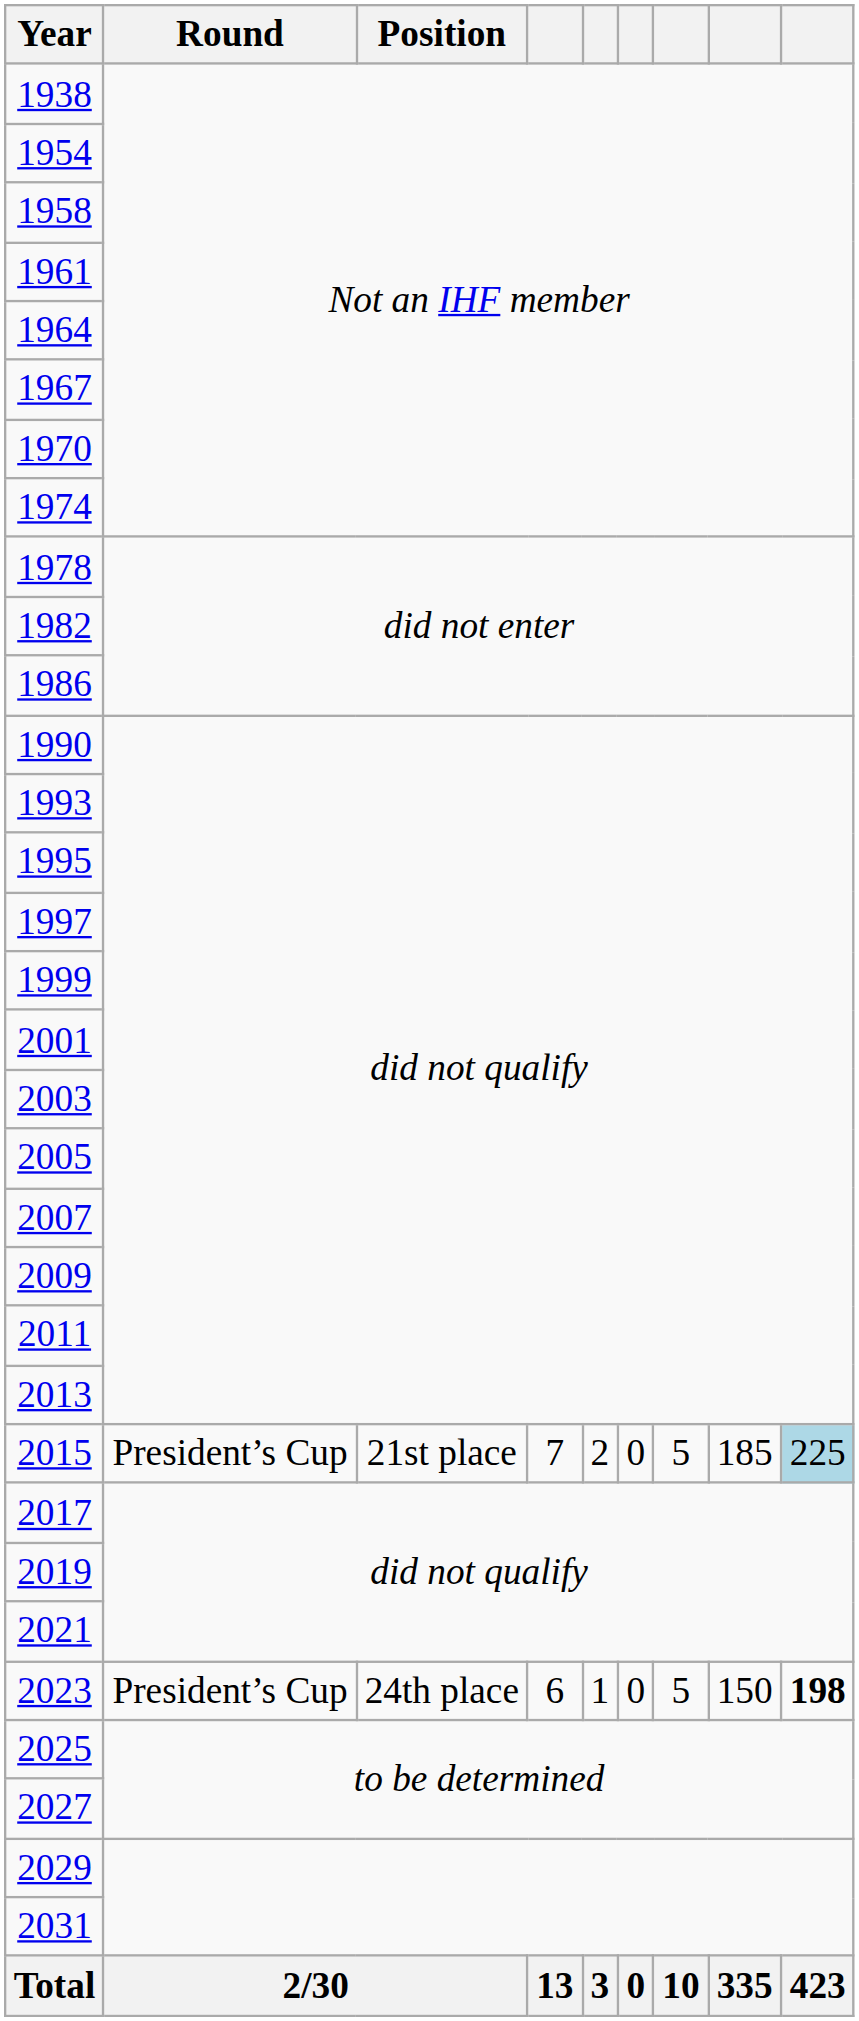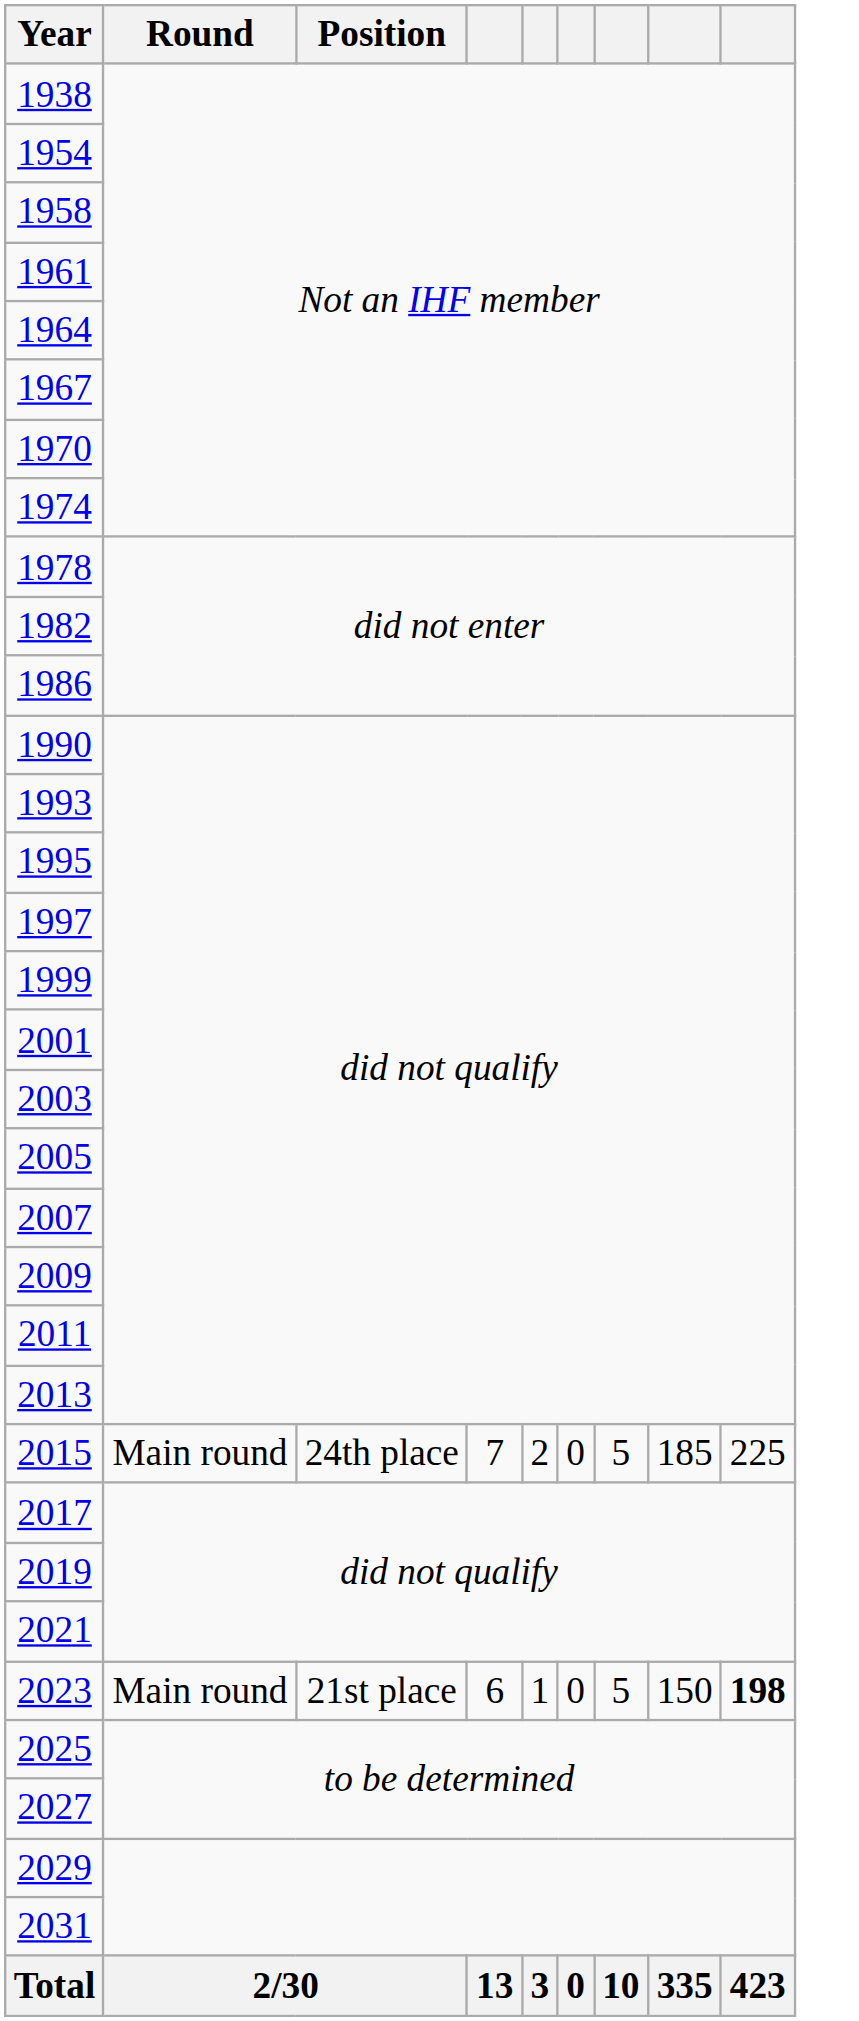(230, 1453) President’s Cup -> (200, 1453) Main round
(442, 1453) 21st place -> (382, 1453) 24th place
(818, 1453) lightblue background -> (758, 1453) no background
(230, 1689) President’s Cup -> (200, 1689) Main round
(442, 1689) 24th place -> (382, 1689) 21st place
